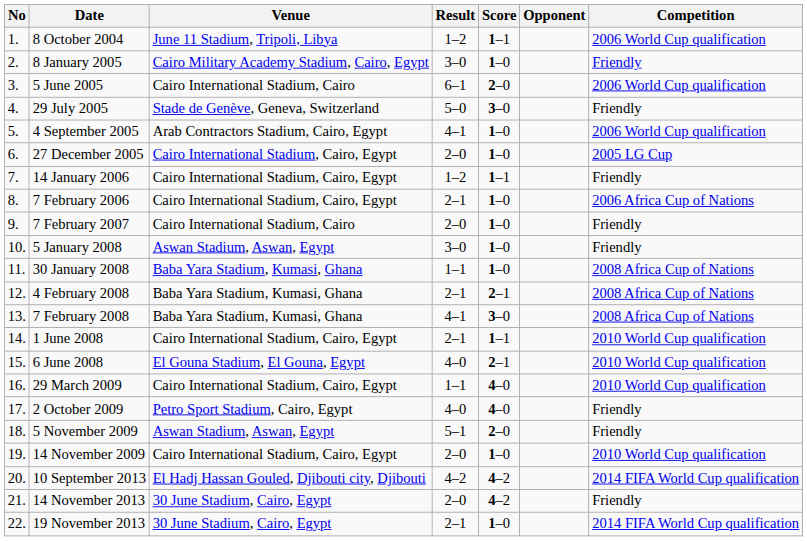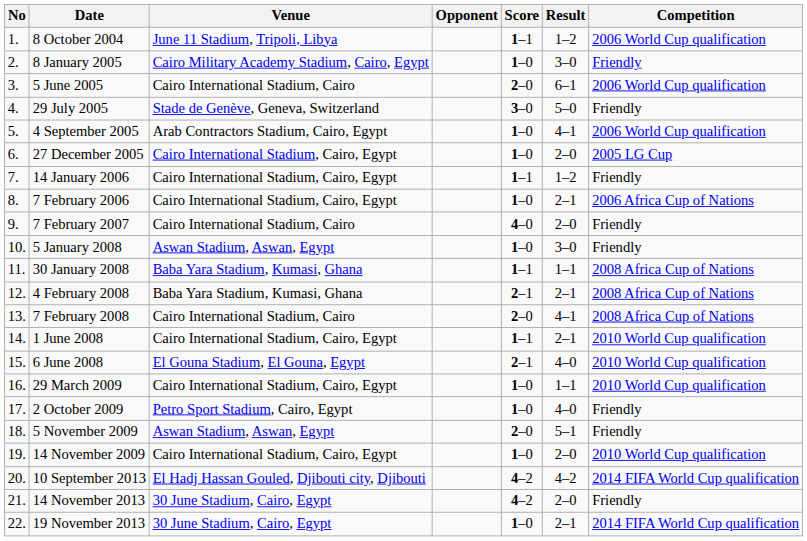columns swapped: (554, 16) <-> (455, 16)
(499, 223) 1–0 -> (522, 223) 4–0
(499, 270) 1–0 -> (522, 270) 1–1
(258, 316) Baba Yara Stadium, Kumasi, Ghana -> (254, 316) Cairo International Stadium, Cairo
(499, 316) 3–0 -> (522, 316) 2–0
(499, 385) 4–0 -> (522, 385) 1–0
(499, 408) 4–0 -> (522, 408) 1–0
